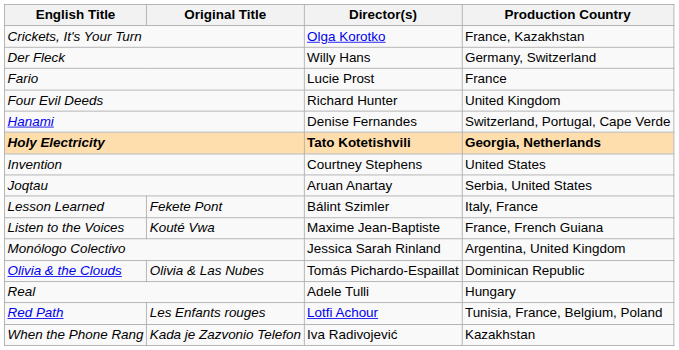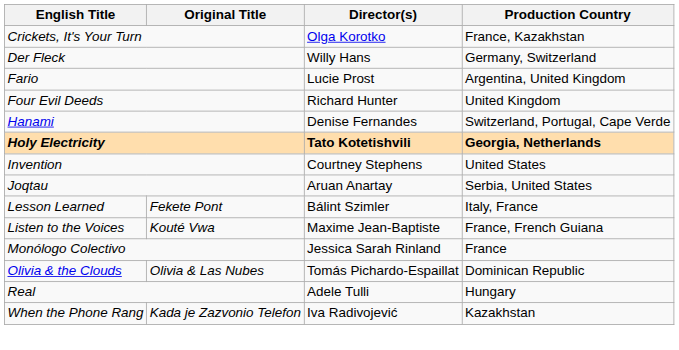(486, 79) France -> (545, 79) Argentina, United Kingdom
(545, 249) Argentina, United Kingdom -> (486, 249) France
- row: (36, 313)
